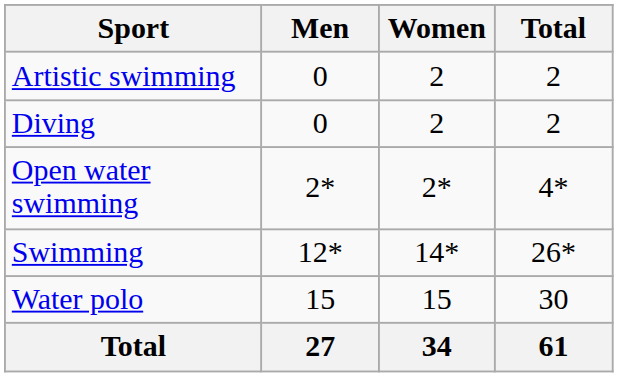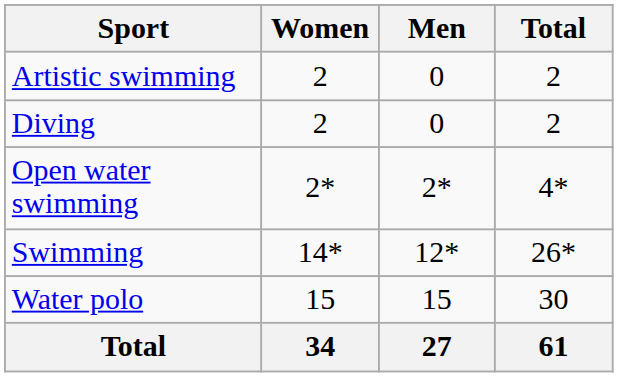columns swapped: (320, 28) <-> (437, 28)
